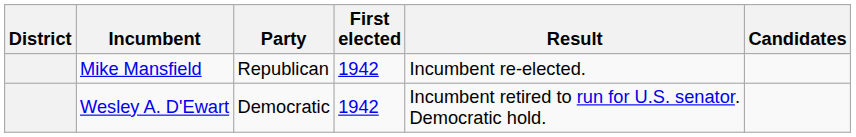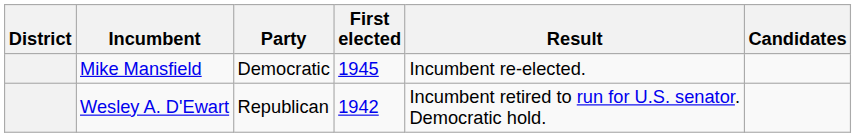(283, 68) Republican -> (284, 68) Democratic
(358, 68) 1942 -> (358, 68) 1945
(284, 107) Democratic -> (283, 107) Republican
